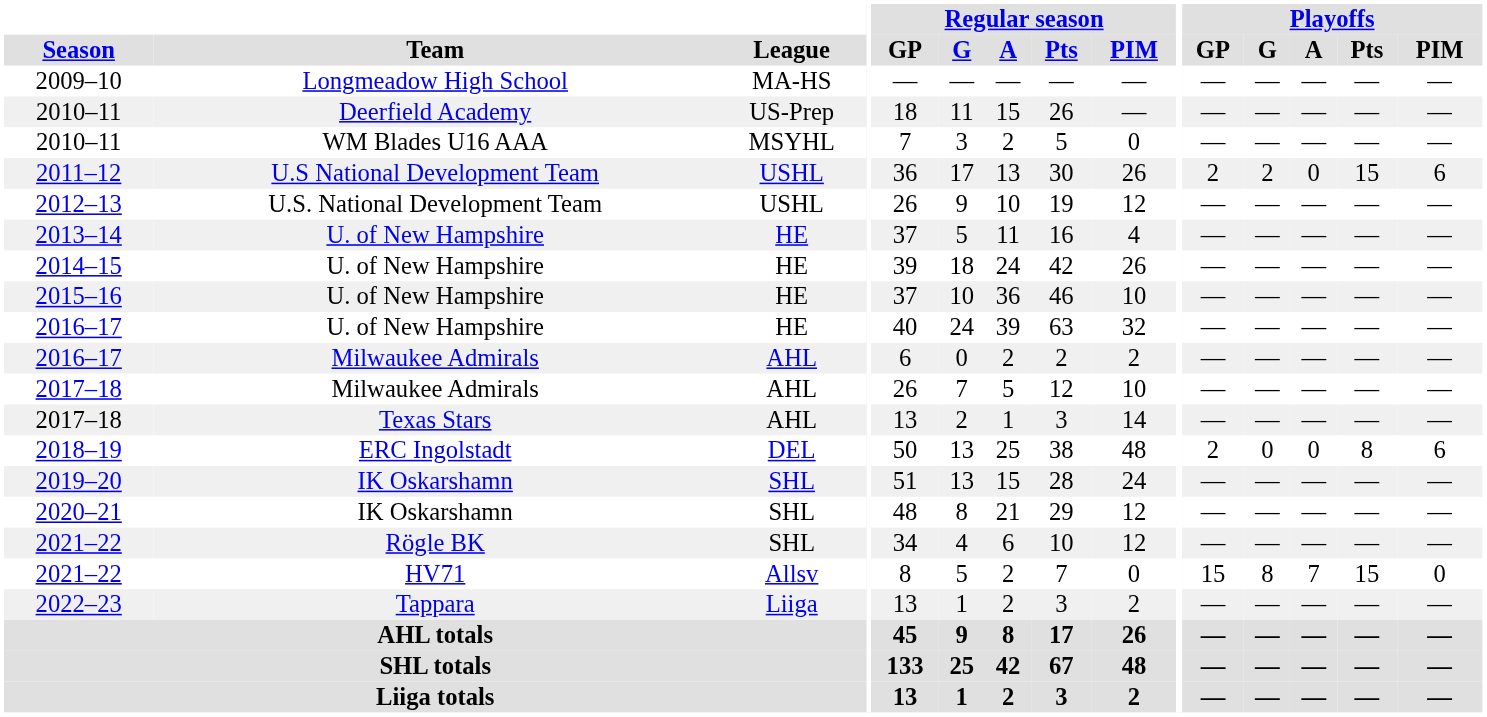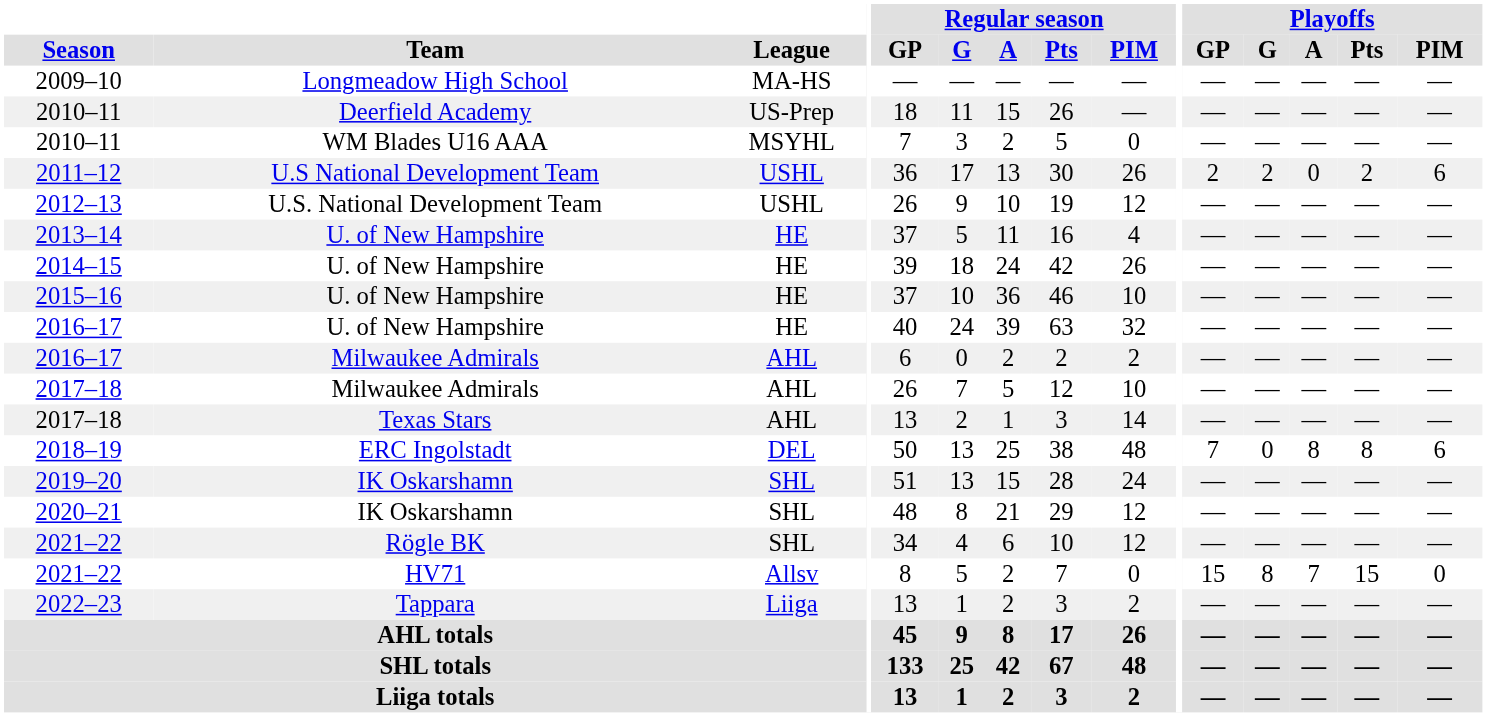(1367, 173) 15 -> (1367, 173) 2
(1213, 450) 2 -> (1213, 450) 7
(1314, 450) 0 -> (1314, 450) 8
